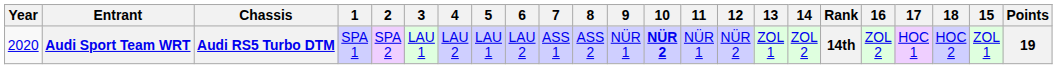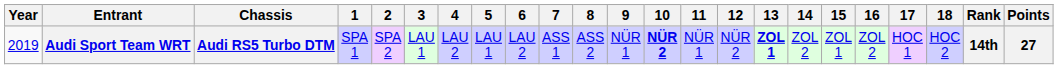columns swapped: (986, 15) <-> (841, 15)
(23, 45) 2020 -> (23, 45) 2019
(771, 45) normal -> (771, 45) bold
(1028, 45) 19 -> (1028, 45) 27
